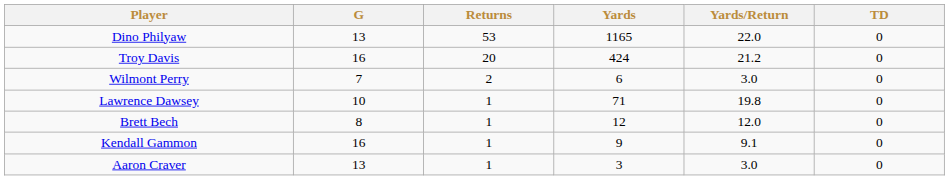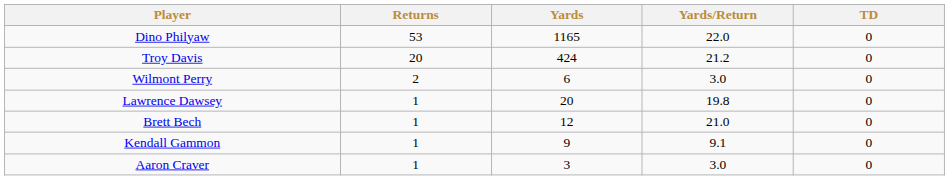- column: (359, 15)
(619, 100) 71 -> (567, 100) 20
(749, 121) 12.0 -> (718, 121) 21.0
